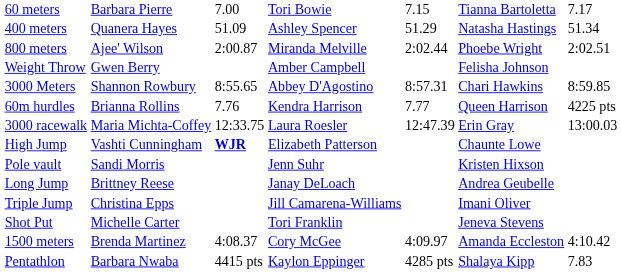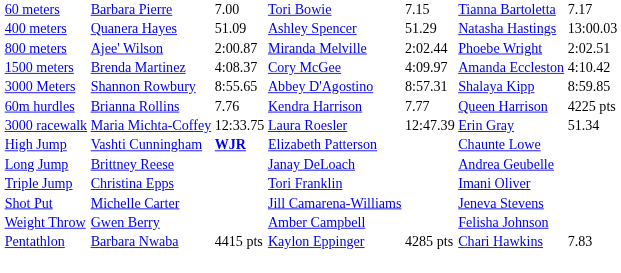(584, 28) 51.34 -> (593, 28) 13:00.03
rows swapped: (39, 241) <-> (45, 67)
(501, 87) Chari Hawkins -> (496, 87) Shalaya Kipp
(593, 125) 13:00.03 -> (584, 125) 51.34
- row: (33, 164)
(335, 203) Jill Camarena-Williams -> (305, 183) Tori Franklin
(305, 222) Tori Franklin -> (335, 203) Jill Camarena-Williams
(496, 261) Shalaya Kipp -> (501, 241) Chari Hawkins
